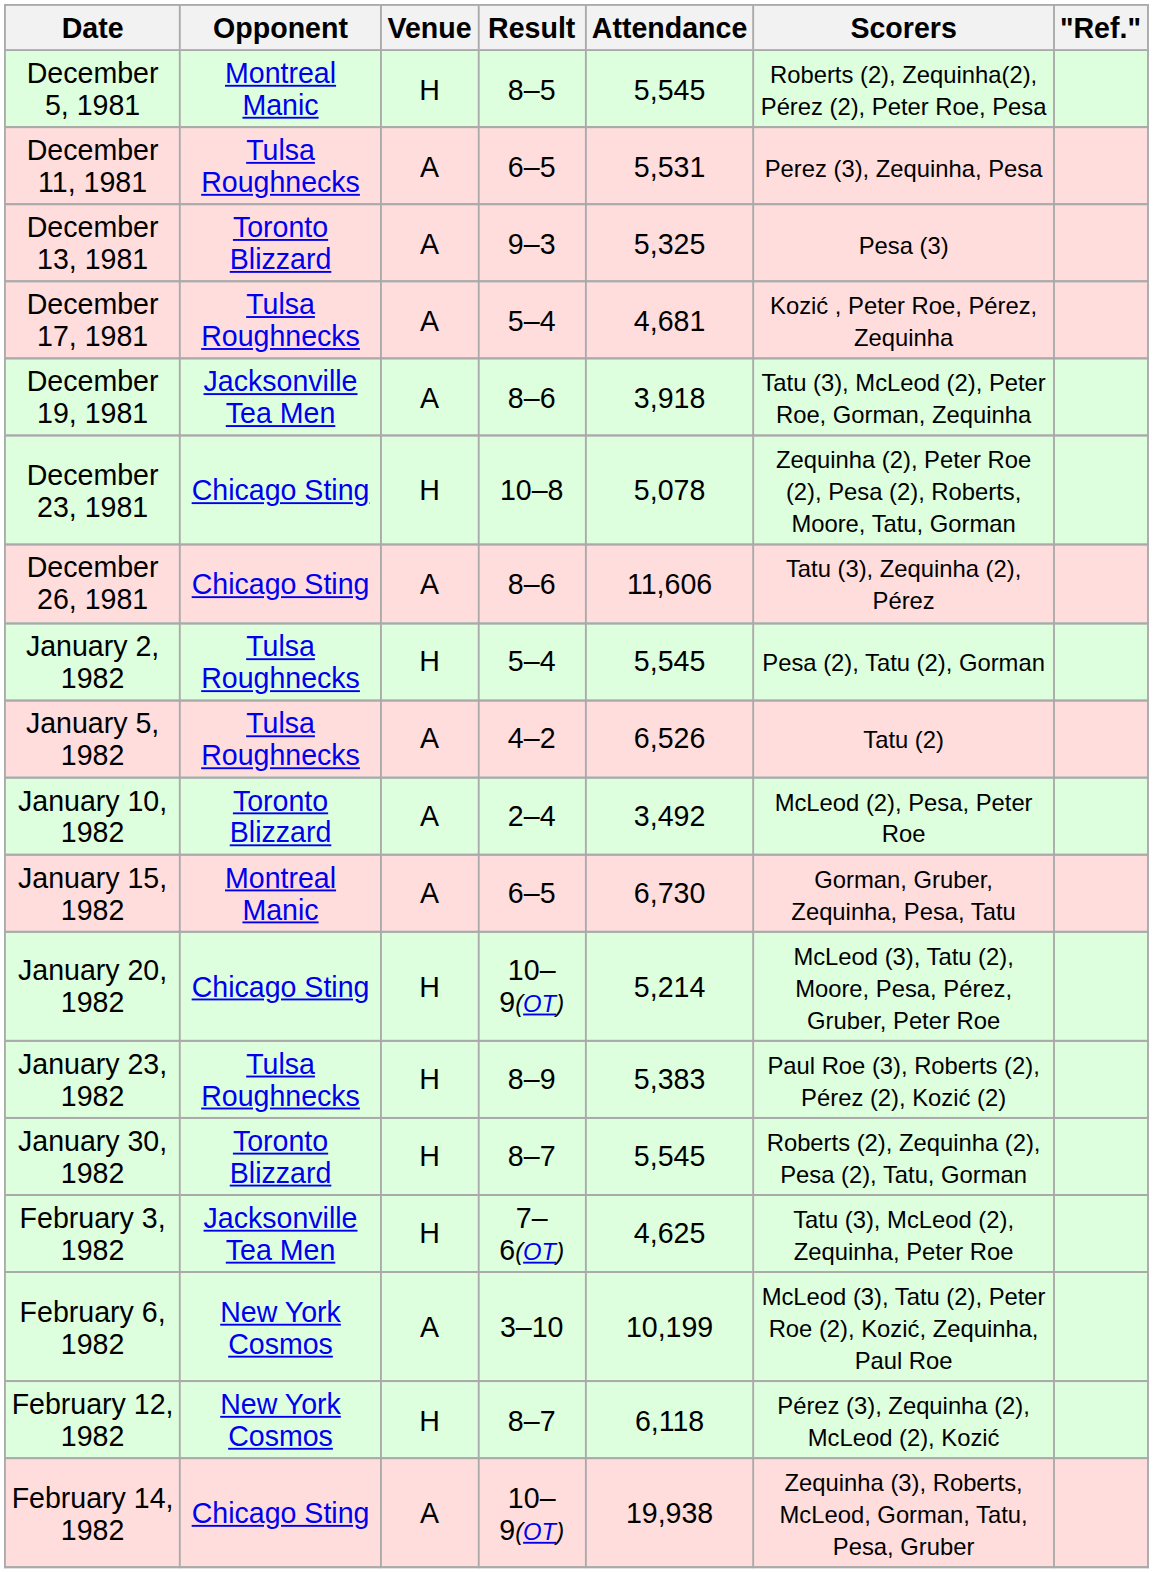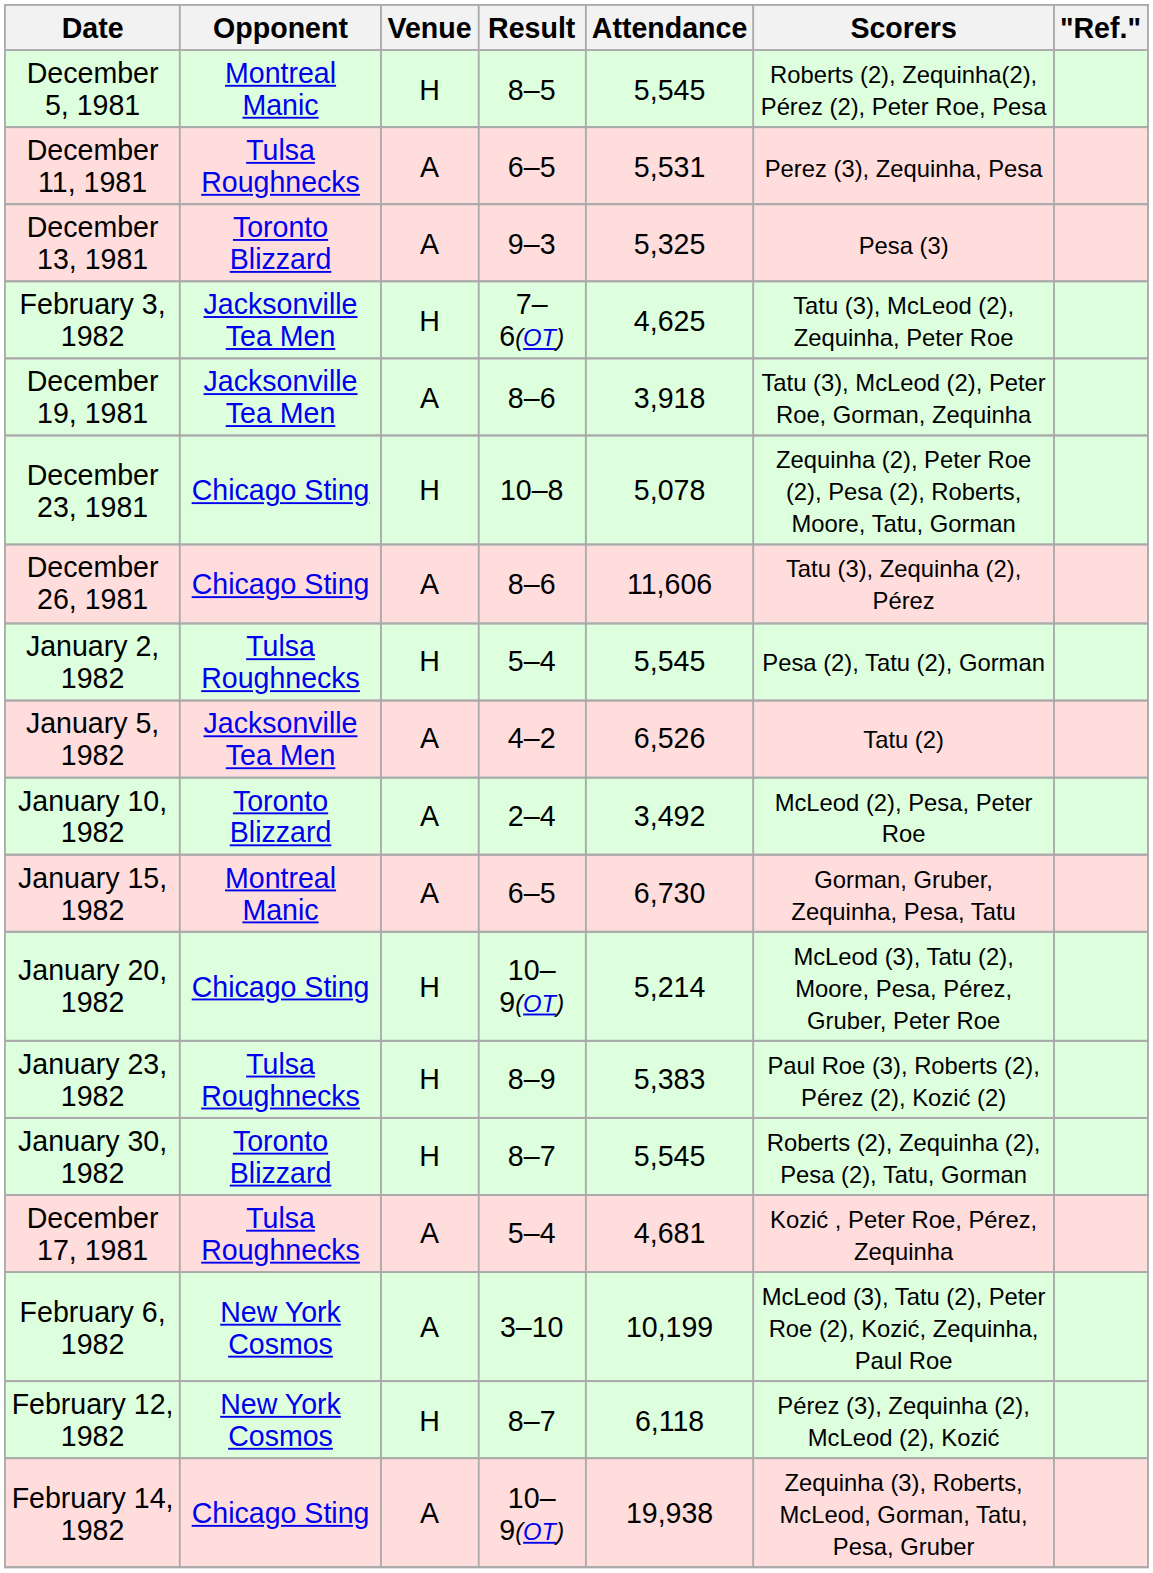rows swapped: (93, 321) <-> (93, 1234)
(281, 739) Tulsa Roughnecks -> (281, 739) Jacksonville Tea Men
